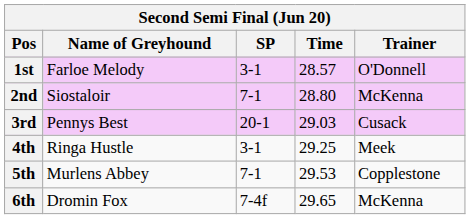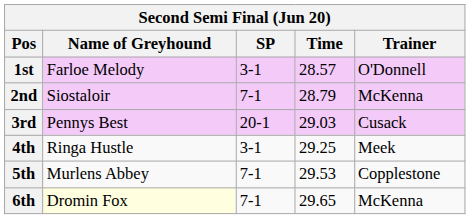(317, 95) 28.80 -> (317, 95) 28.79
(87, 200) no background -> (87, 200) lightyellow background
(254, 200) 7-4f -> (251, 200) 7-1
